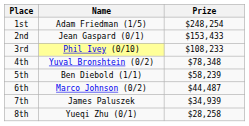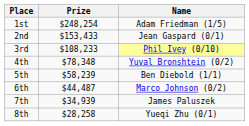columns swapped: (101, 11) <-> (204, 11)
